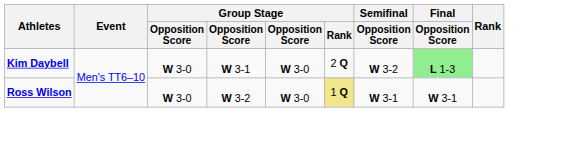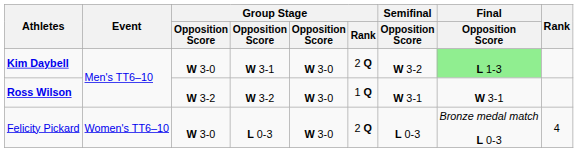(177, 99) W 3-0 -> (201, 99) W 3-2
(339, 93) khaki background -> (363, 93) no background
+ row: (43, 128)
